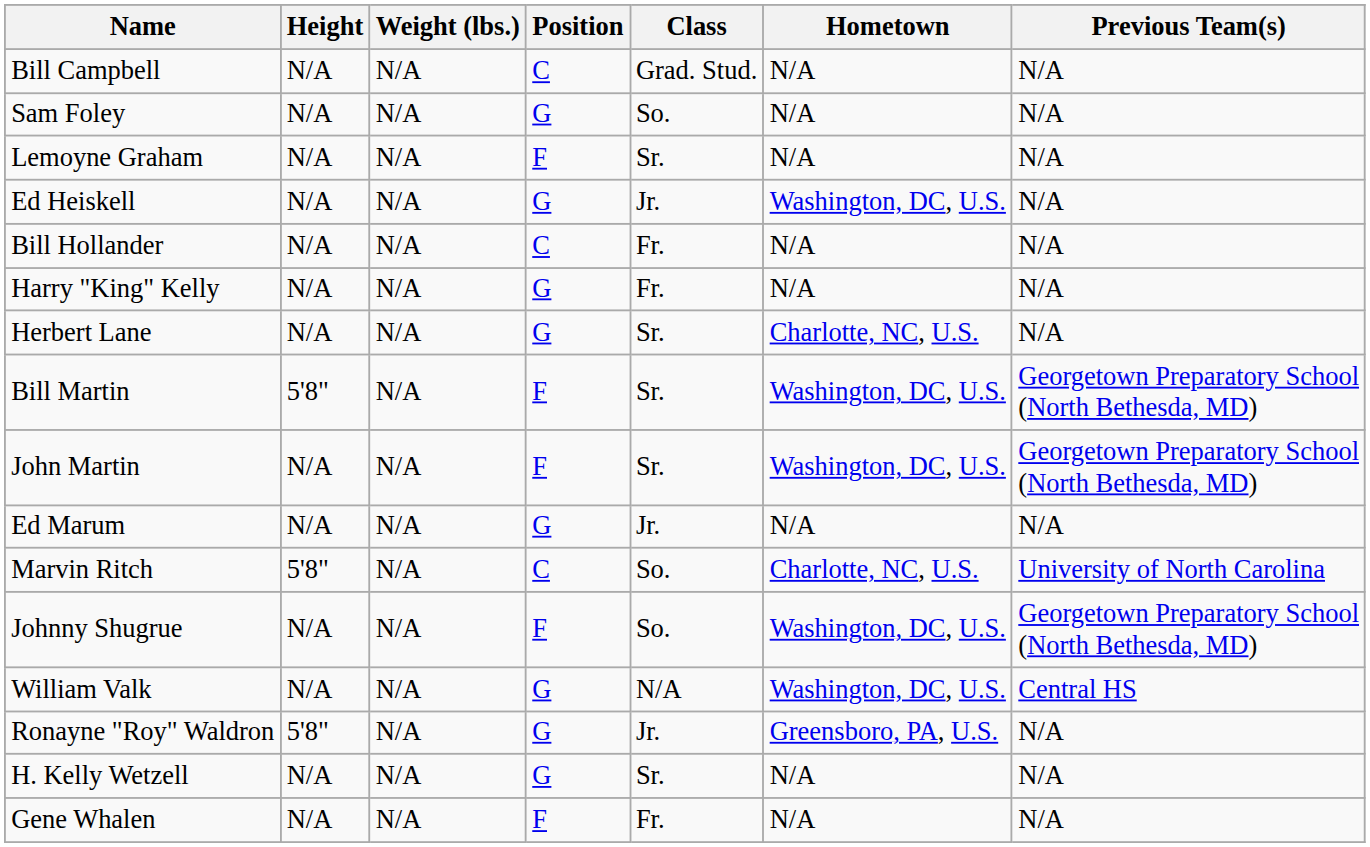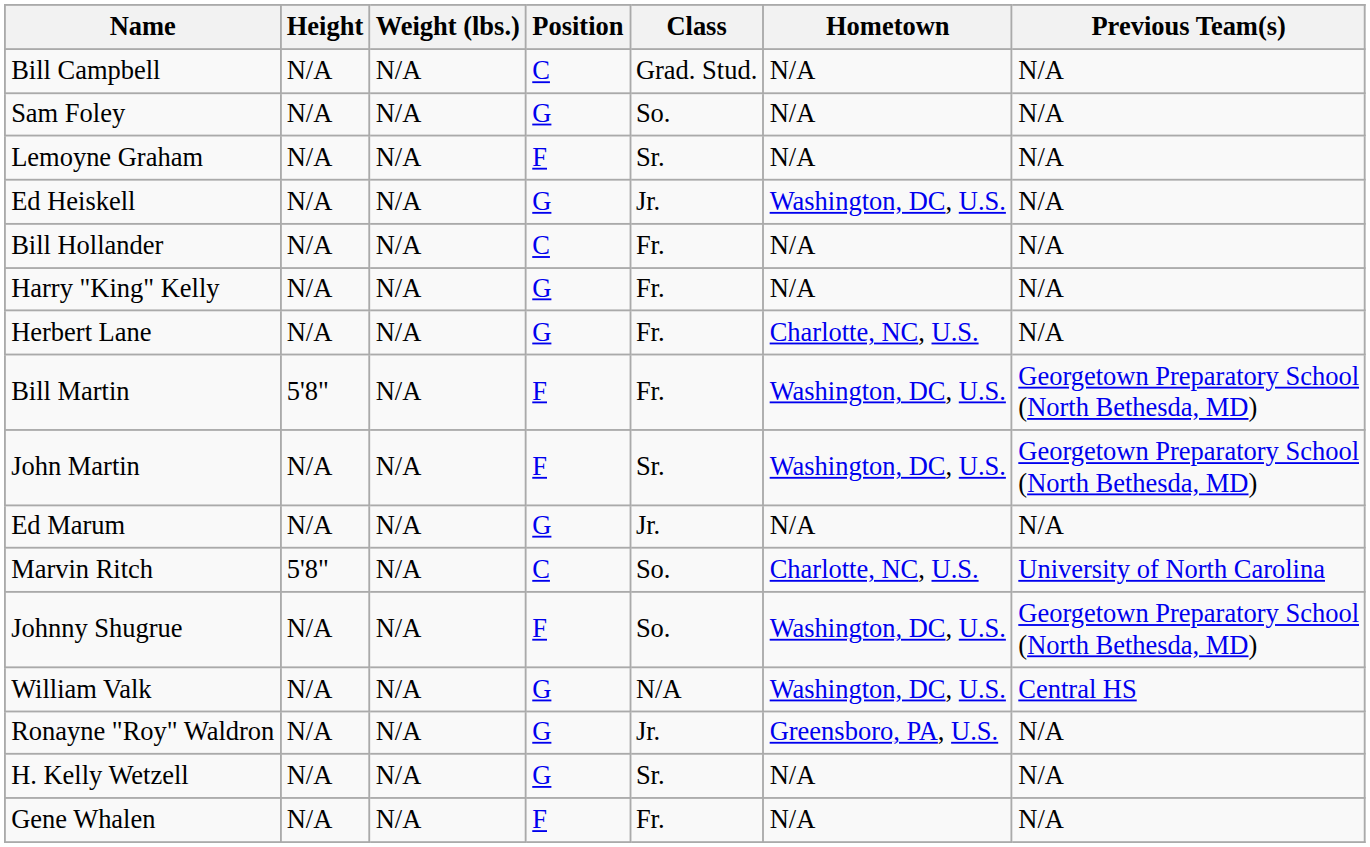(650, 332) Sr. -> (650, 332) Fr.
(650, 391) Sr. -> (650, 391) Fr.
(308, 732) 5'8" -> (310, 732) N/A
